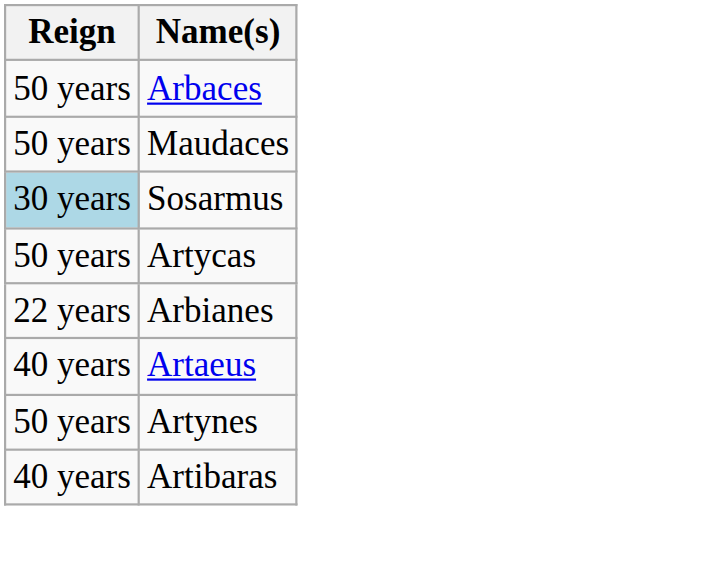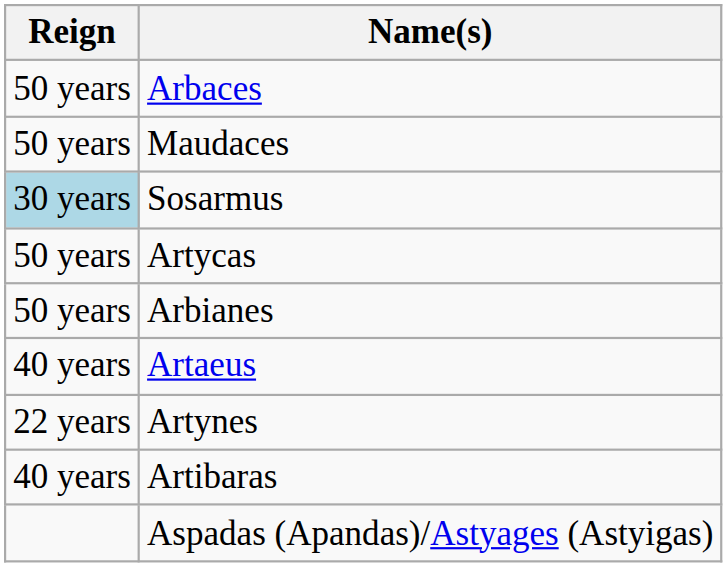(72, 310) 22 years -> (72, 310) 50 years
(72, 421) 50 years -> (72, 421) 22 years
+ row: (430, 532)
